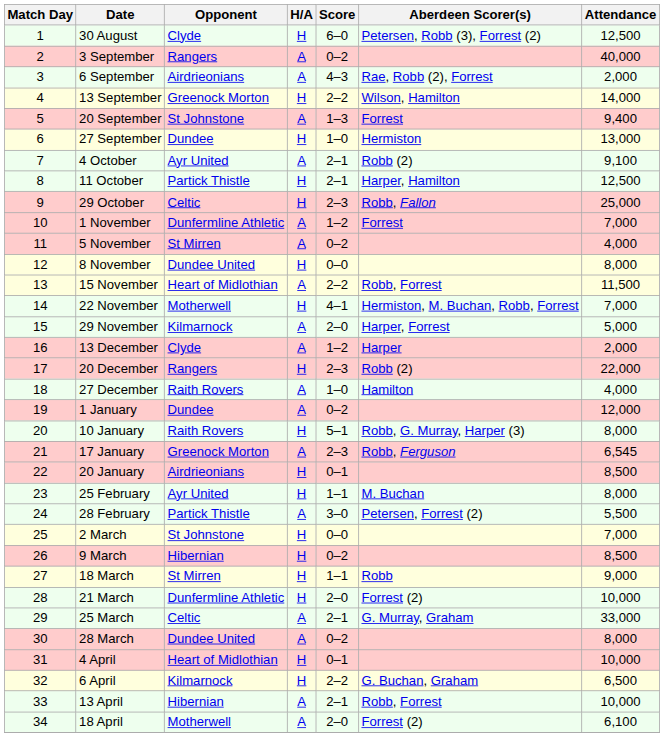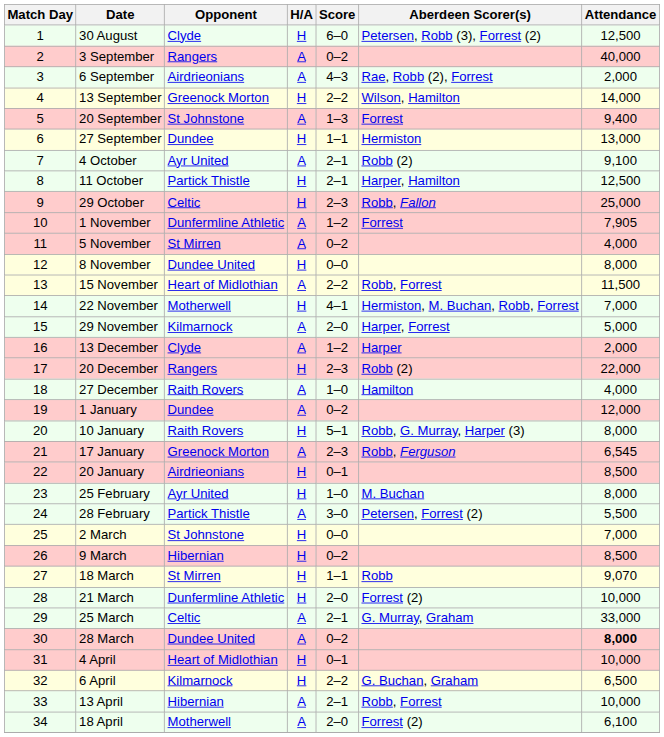(337, 139) 1–0 -> (337, 139) 1–1
(621, 222) 7,000 -> (621, 222) 7,905
(337, 493) 1–1 -> (337, 493) 1–0
(621, 576) 9,000 -> (621, 576) 9,070
(621, 639) normal -> (621, 639) bold
